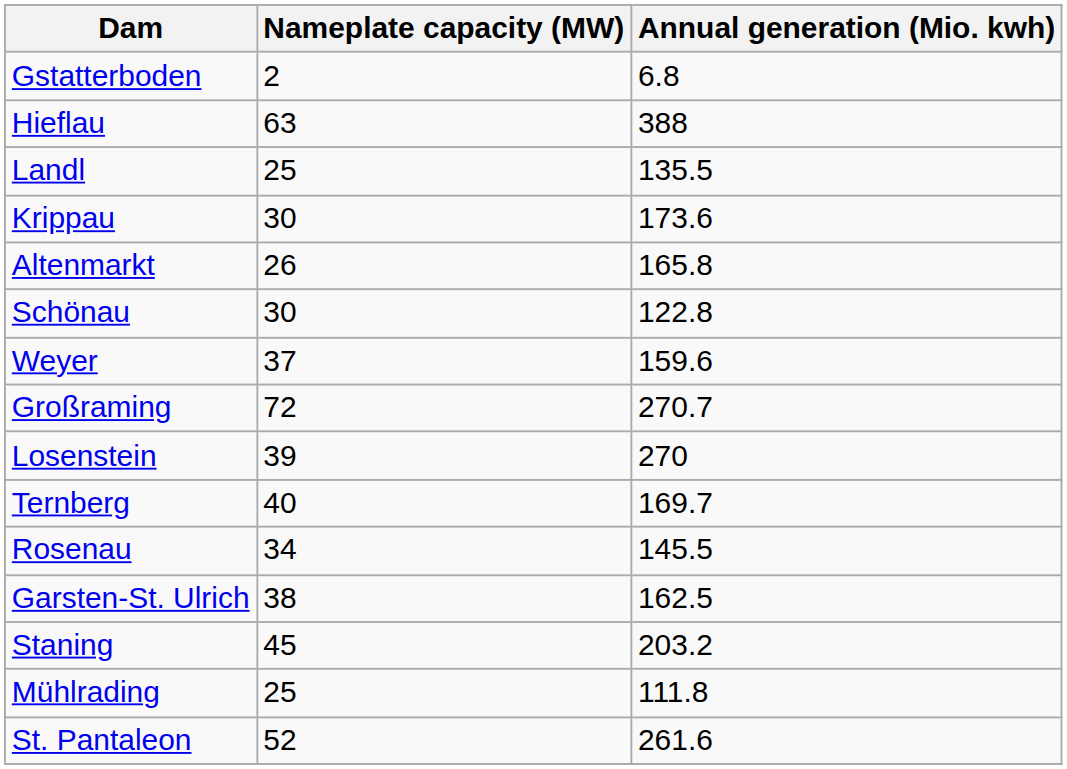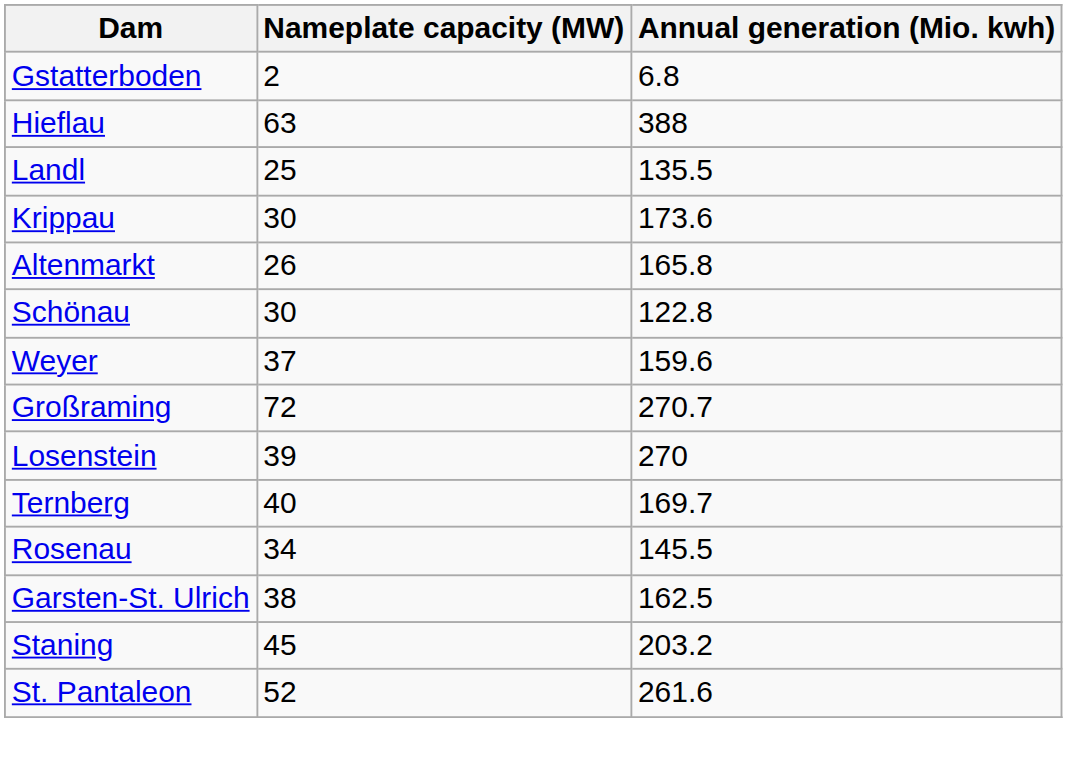- row: (86, 692)
